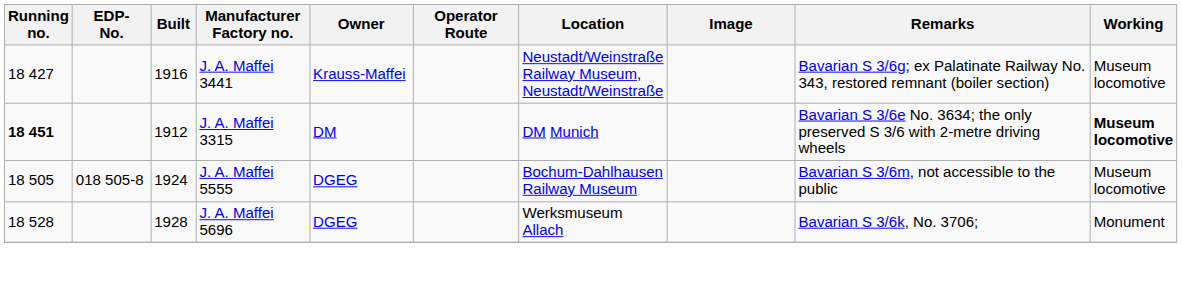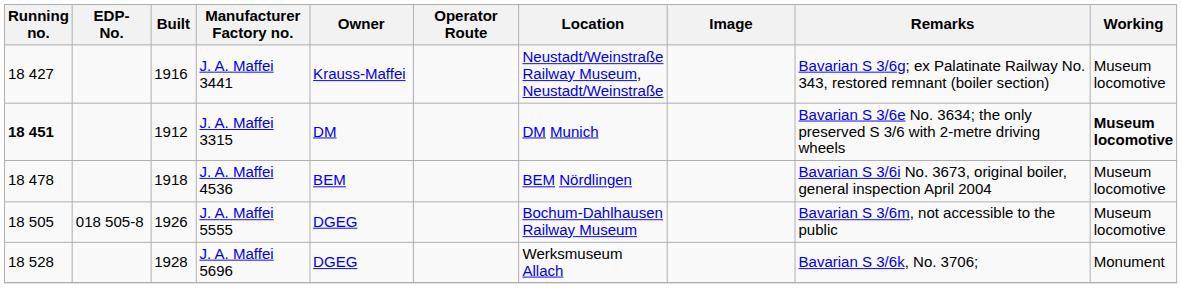+ row: (237, 181)
(171, 181) 1924 -> (171, 221) 1926
